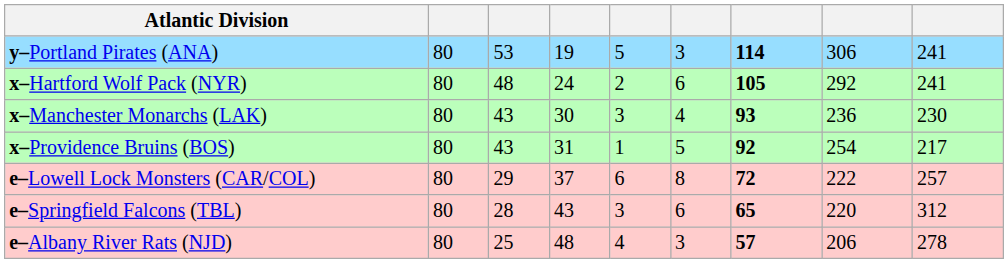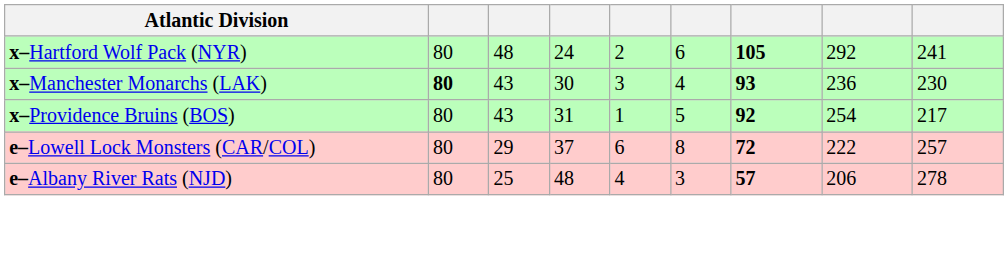- row: (114, 52)
(443, 115) normal -> (443, 83) bold
- row: (125, 210)
